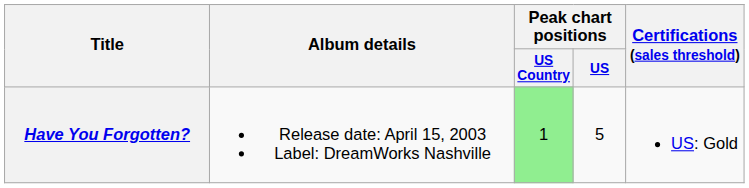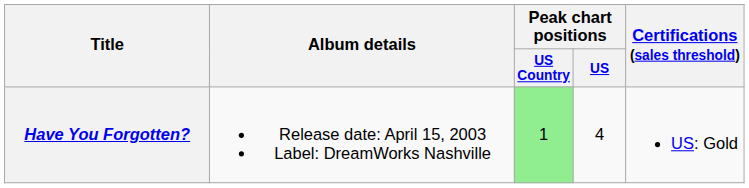(600, 134) 5 -> (600, 134) 4
